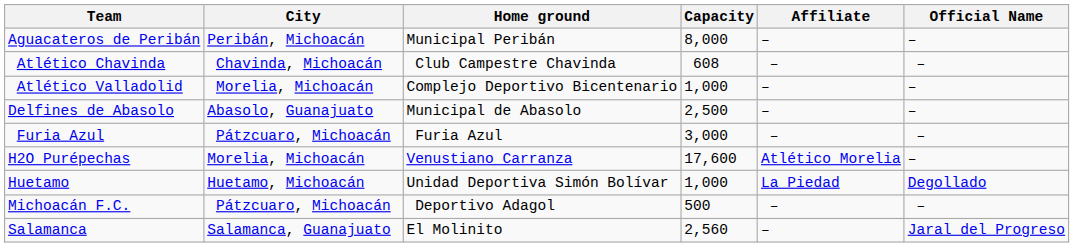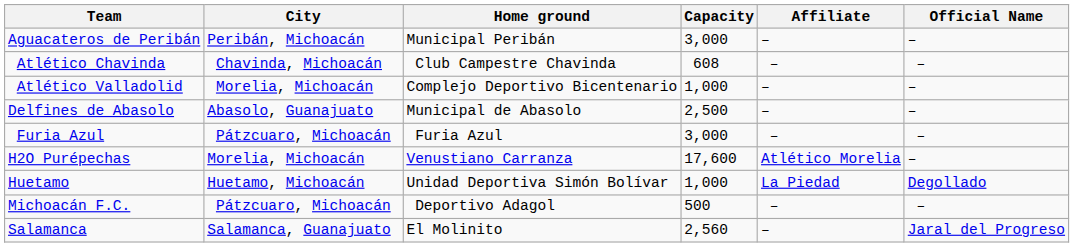(706, 40) 8,000 -> (706, 40) 3,000
